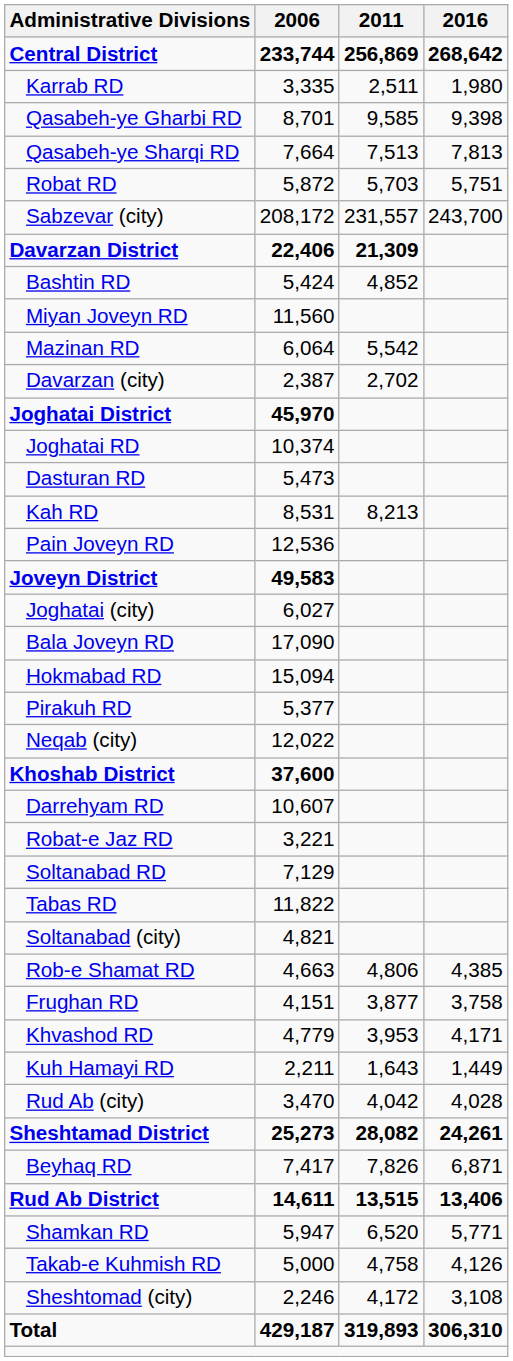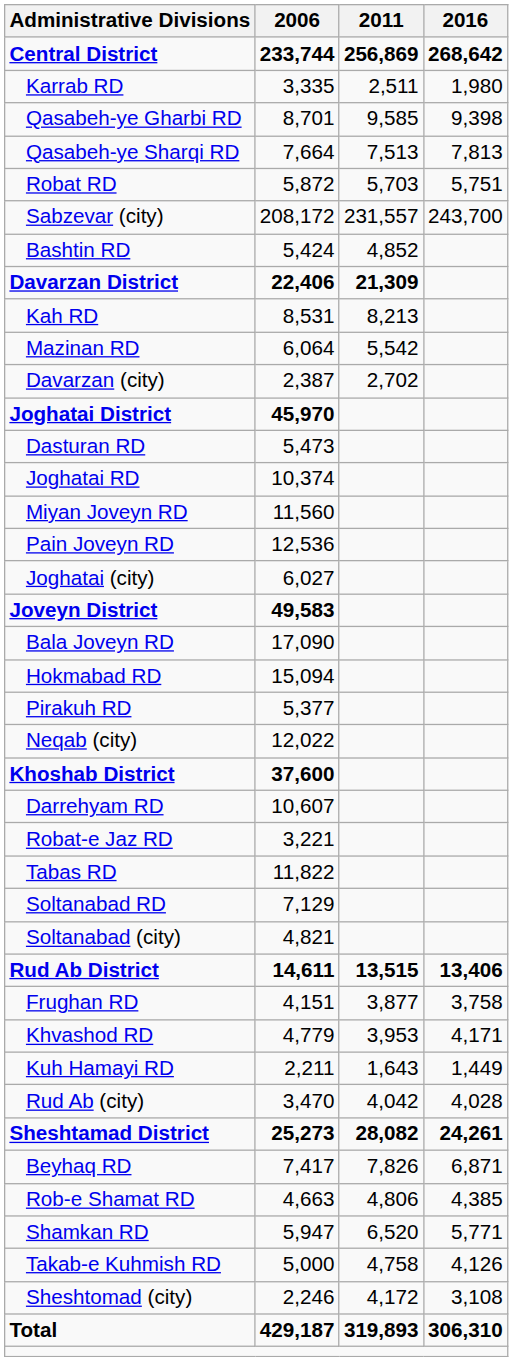rows swapped: (94, 250) <-> (78, 282)
rows swapped: (62, 511) <-> (107, 315)
rows swapped: (86, 479) <-> (83, 446)
rows swapped: (90, 610) <-> (83, 577)
rows swapped: (96, 871) <-> (71, 904)
rows swapped: (84, 1199) <-> (110, 970)
